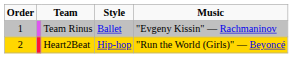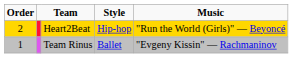rows swapped: (68, 29) <-> (68, 45)
